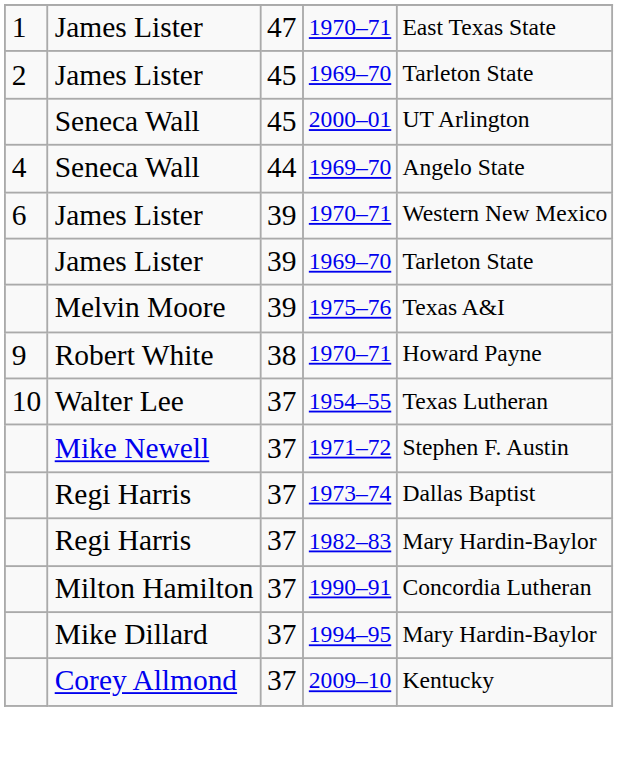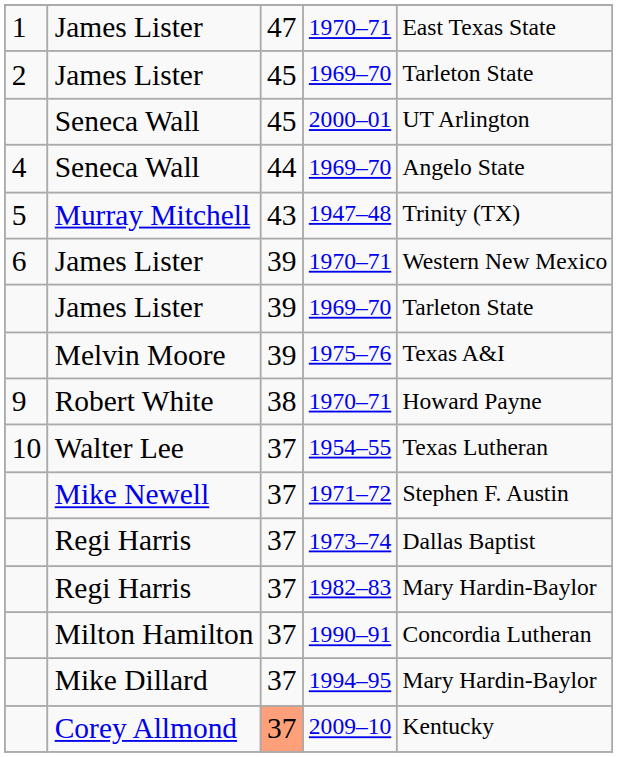+ row: (19, 214)
(282, 681) no background -> (282, 728) lightsalmon background
